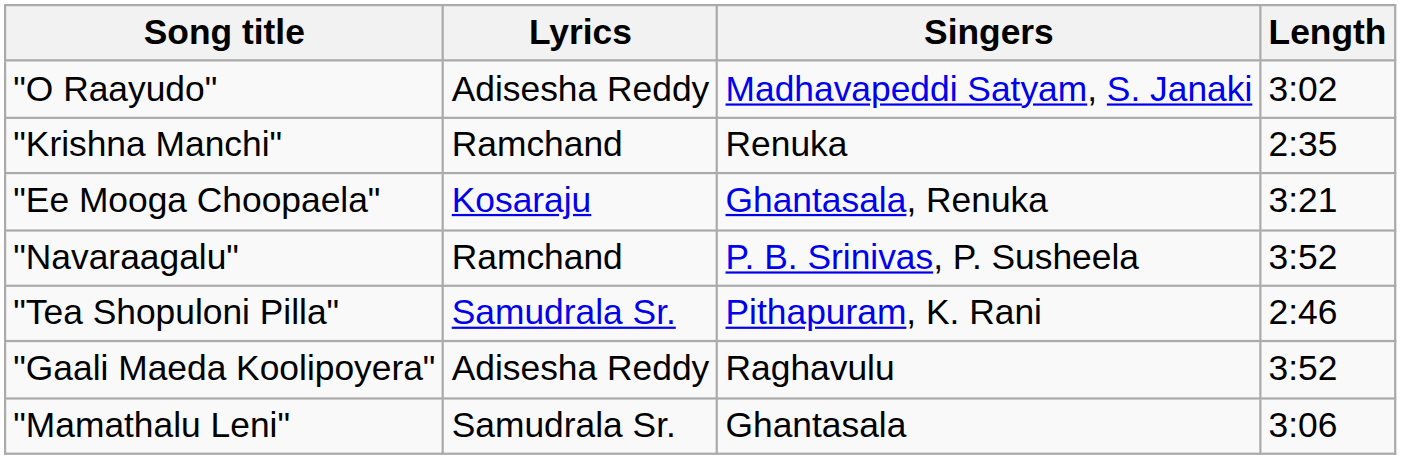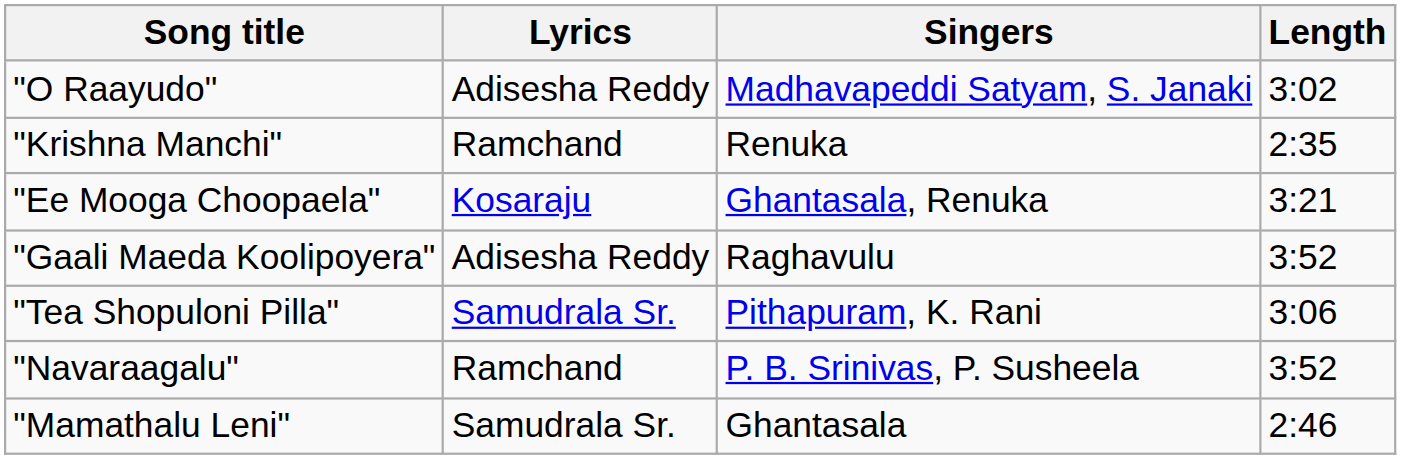rows swapped: (126, 256) <-> (224, 369)
(1303, 312) 2:46 -> (1303, 312) 3:06
(1303, 425) 3:06 -> (1303, 425) 2:46
